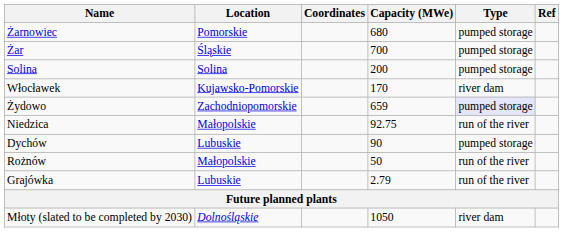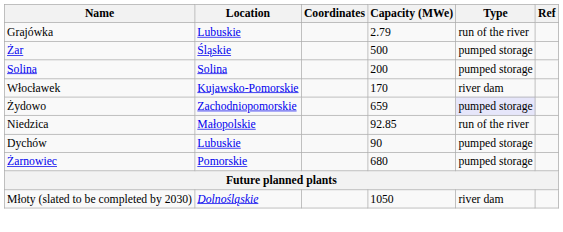rows swapped: (32, 32) <-> (30, 180)
(379, 50) 700 -> (379, 50) 500
(383, 124) 92.75 -> (383, 124) 92.85
- row: (27, 161)
